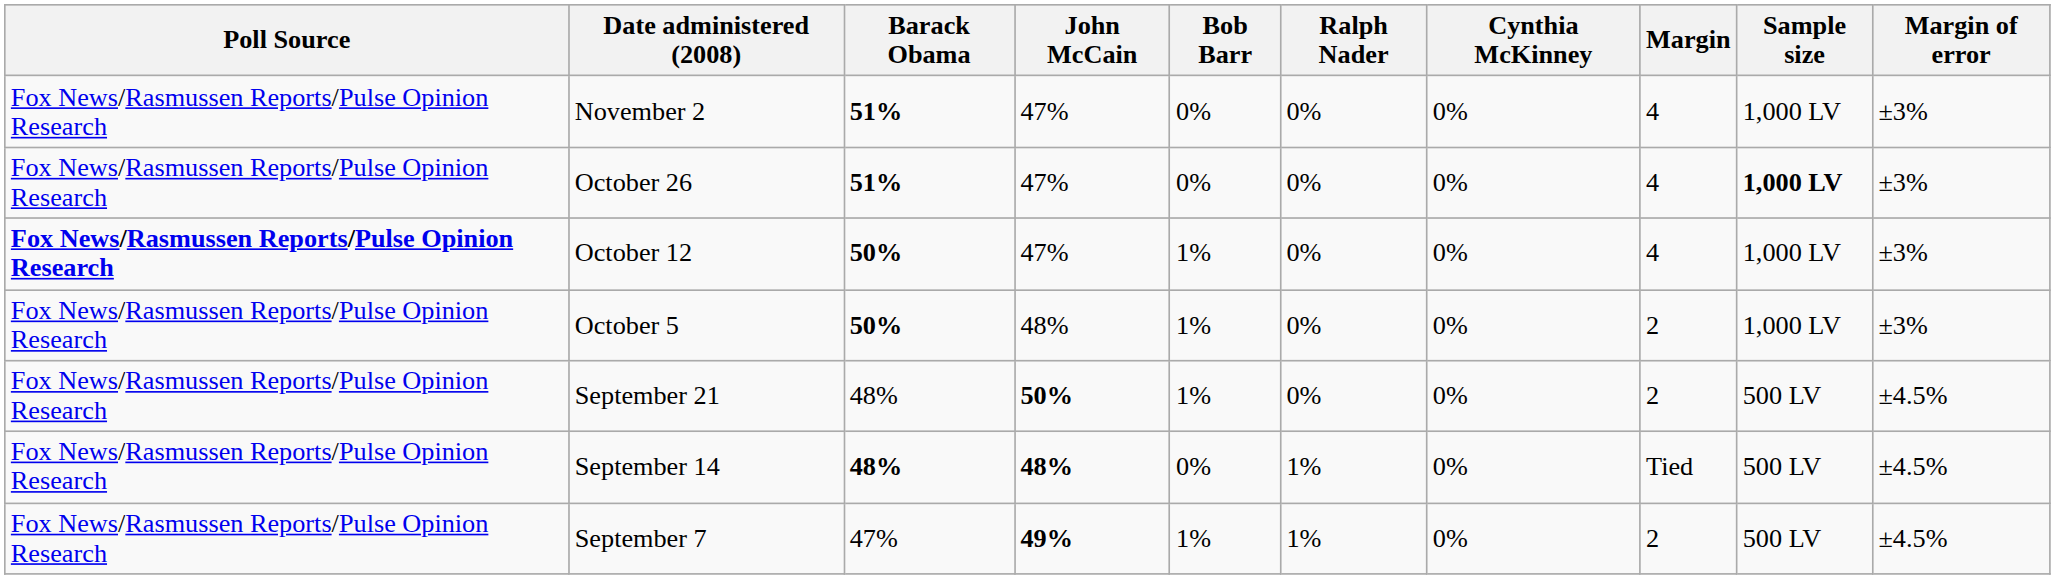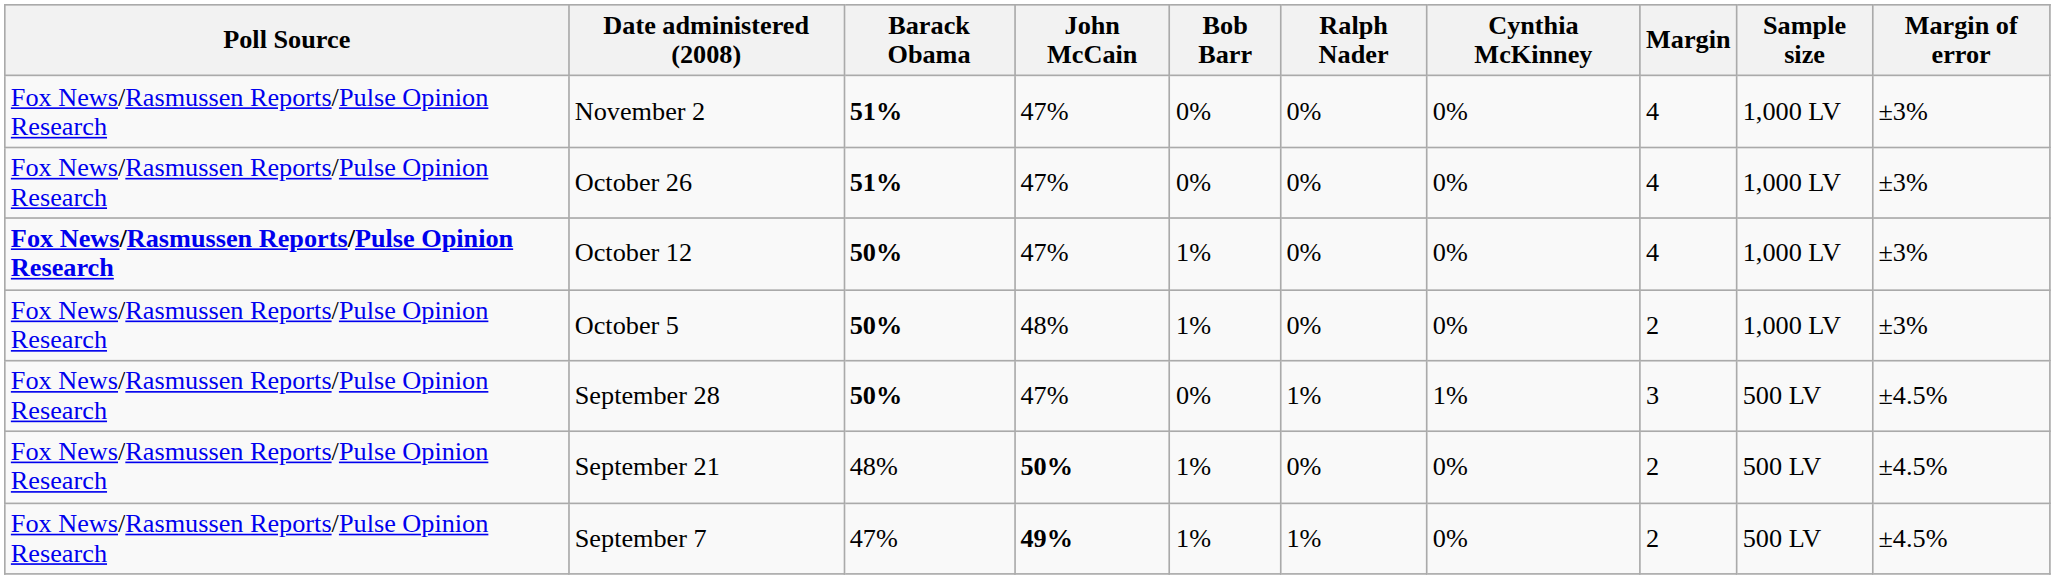(1793, 182) bold -> (1792, 182) normal
+ row: (647, 395)
- row: (647, 466)
